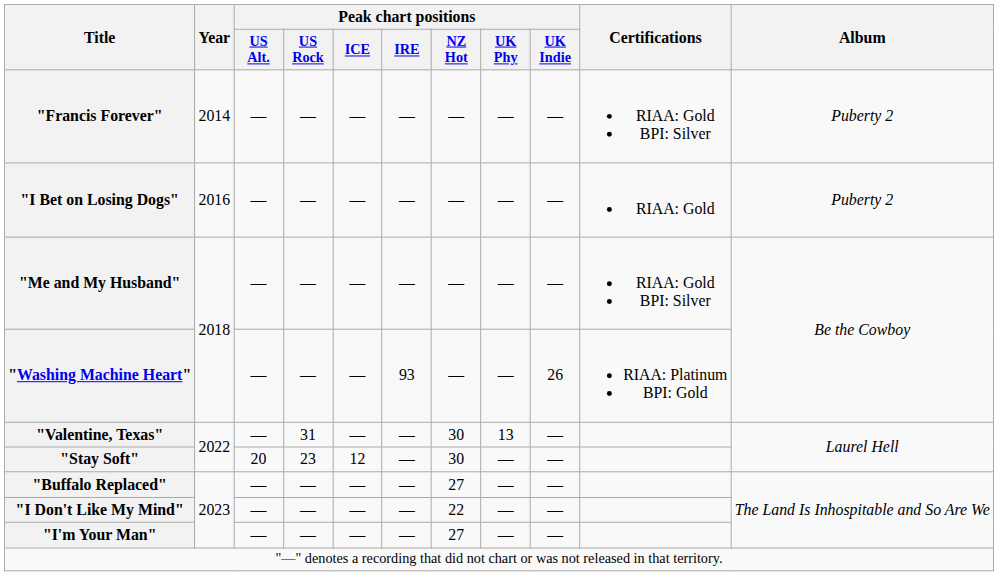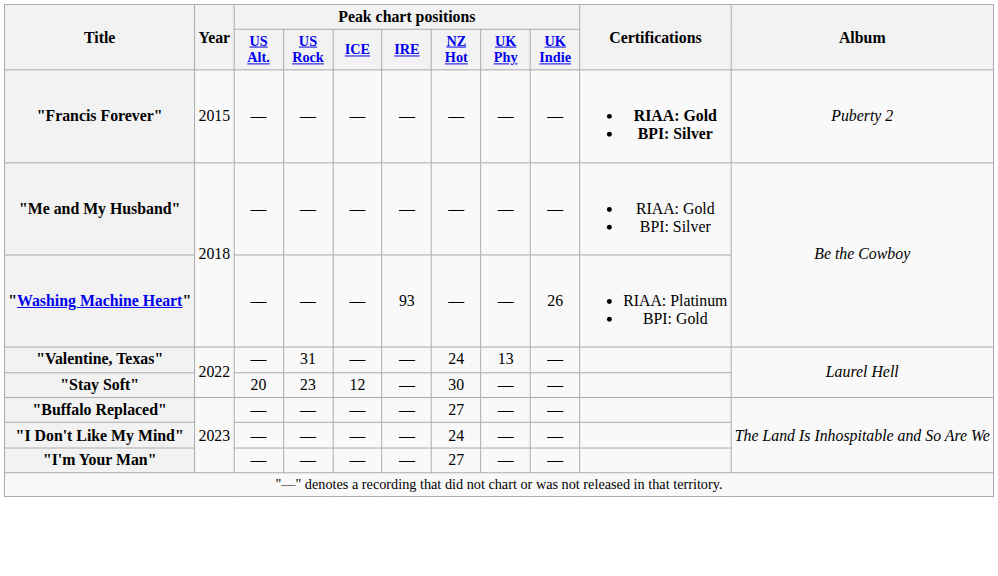(214, 116) 2014 -> (214, 116) 2015
(655, 125) normal -> (655, 125) bold
- row: (100, 199)
(456, 434) 30 -> (456, 359) 24
(456, 509) 22 -> (456, 435) 24
